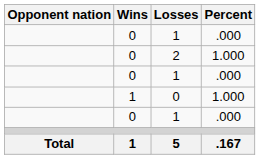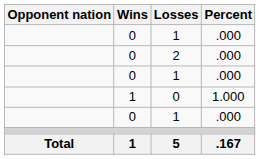(228, 55) 1.000 -> (228, 55) .000
